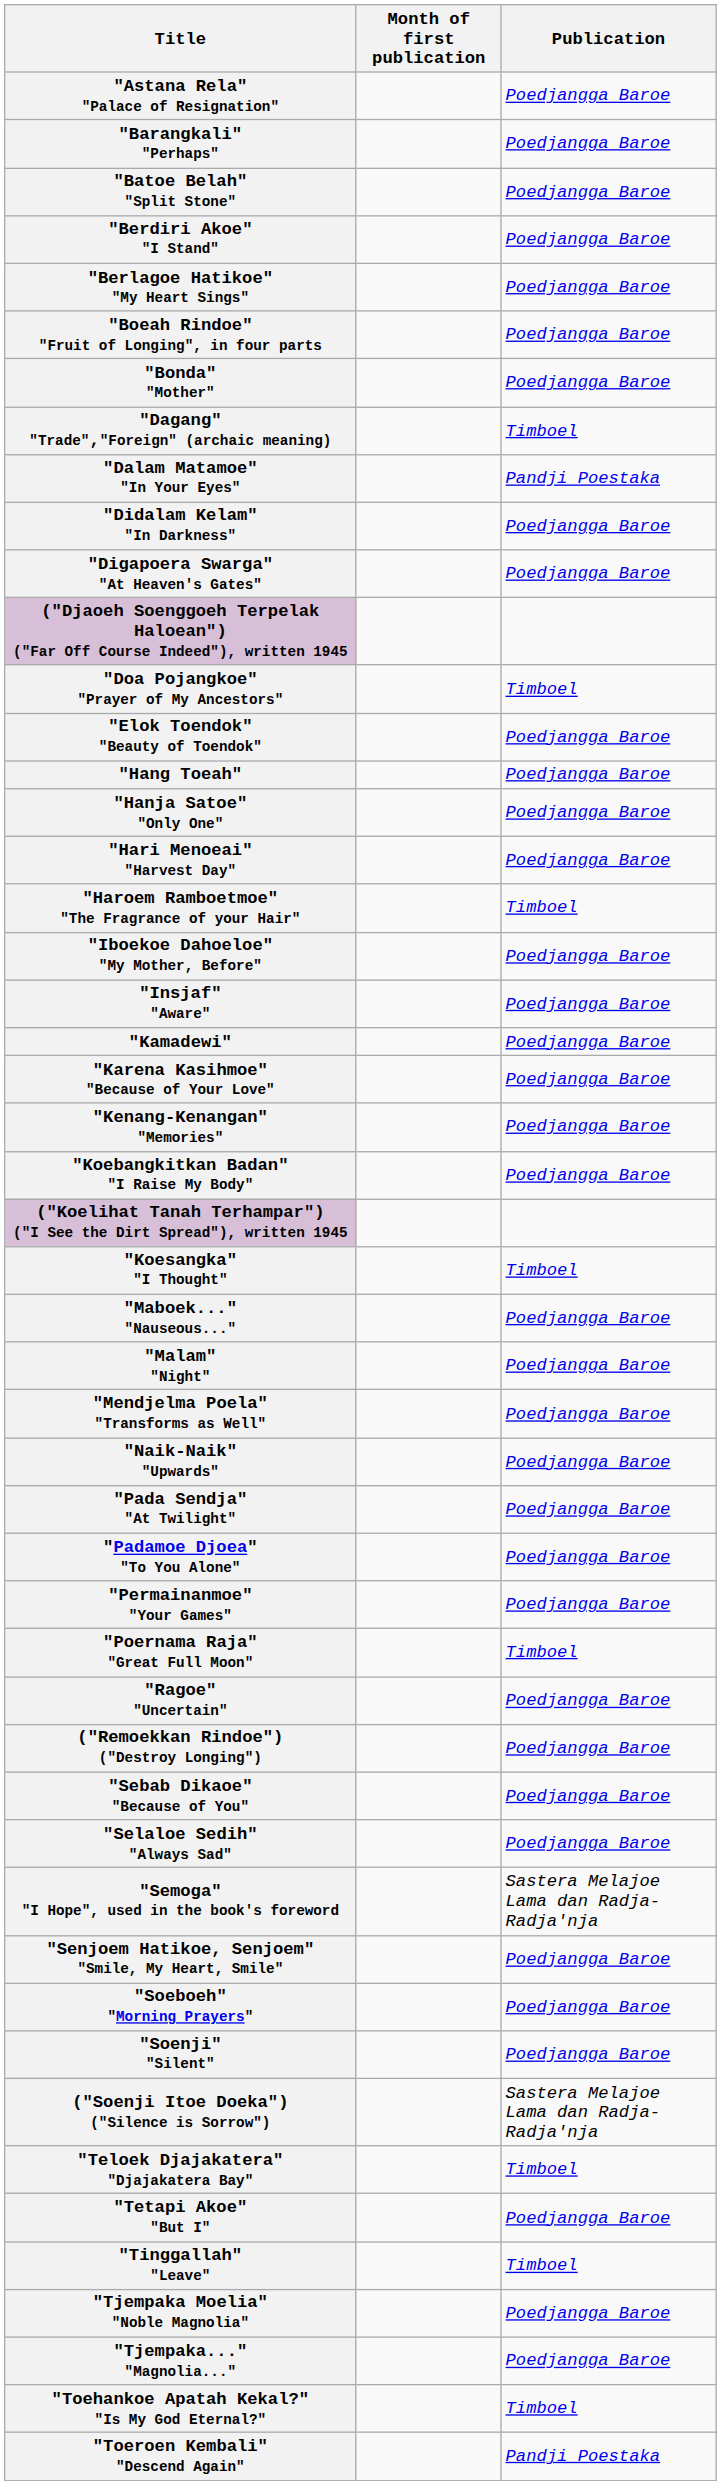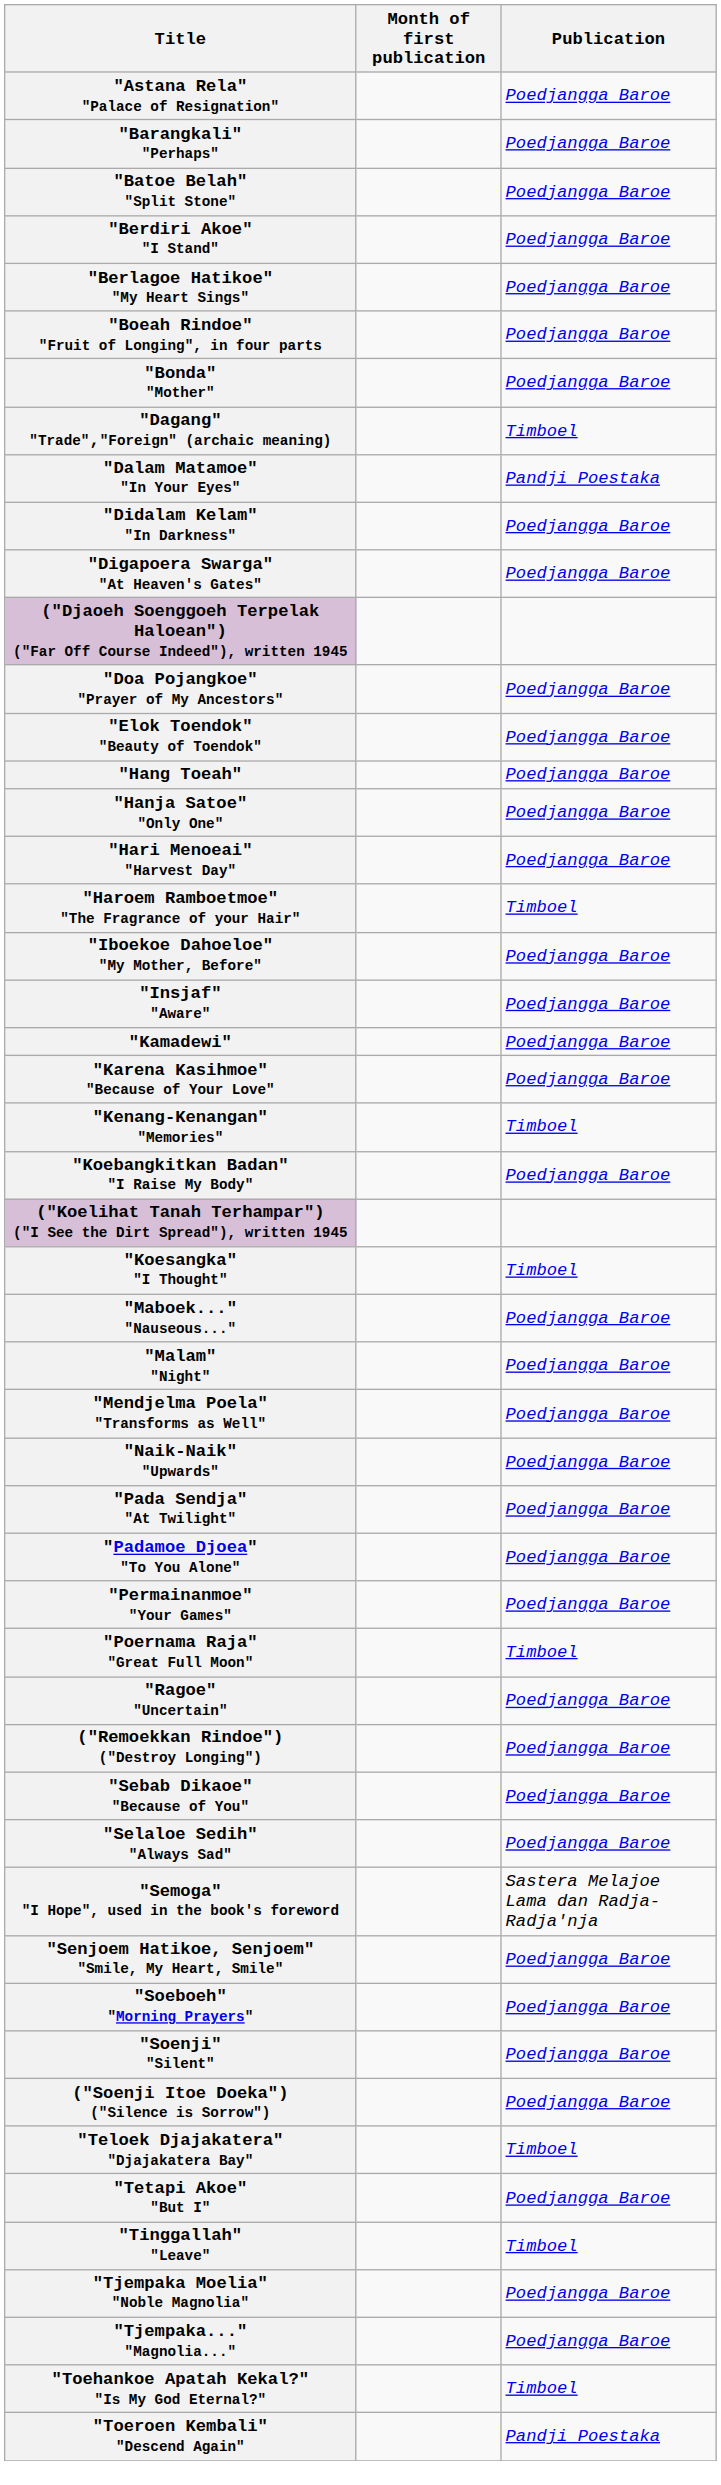(542, 689) Timboel -> (588, 689) Poedjangga Baroe
(588, 1127) Poedjangga Baroe -> (542, 1127) Timboel
(583, 2112) Sastera Melajoe Lama dan Radja-Radja'nja -> (588, 2102) Poedjangga Baroe
